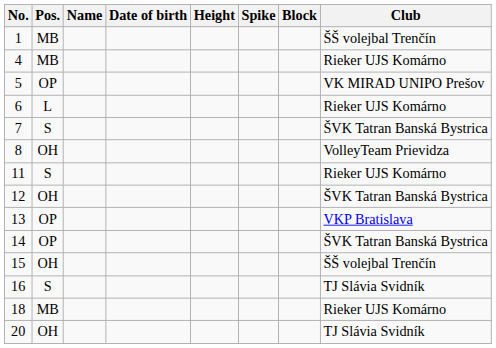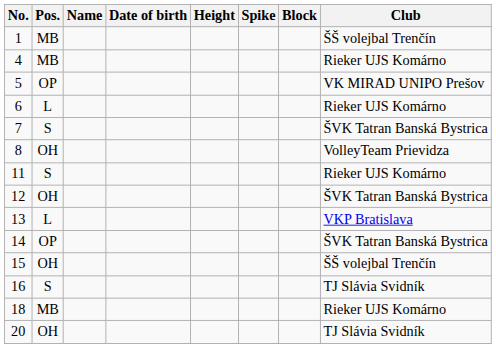(48, 219) OP -> (48, 219) L
